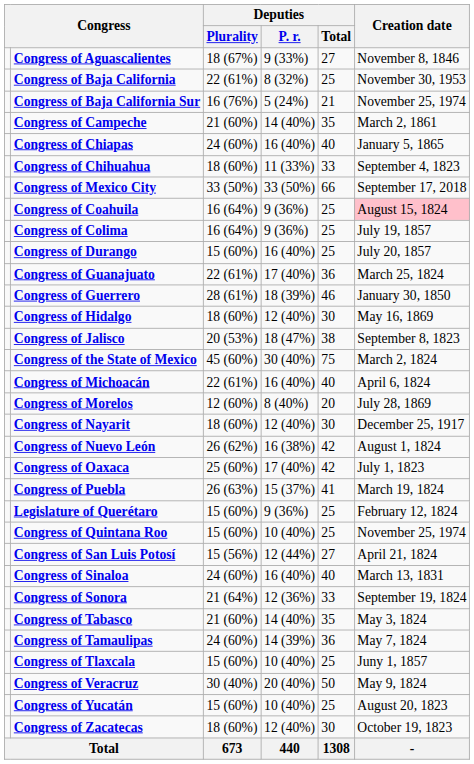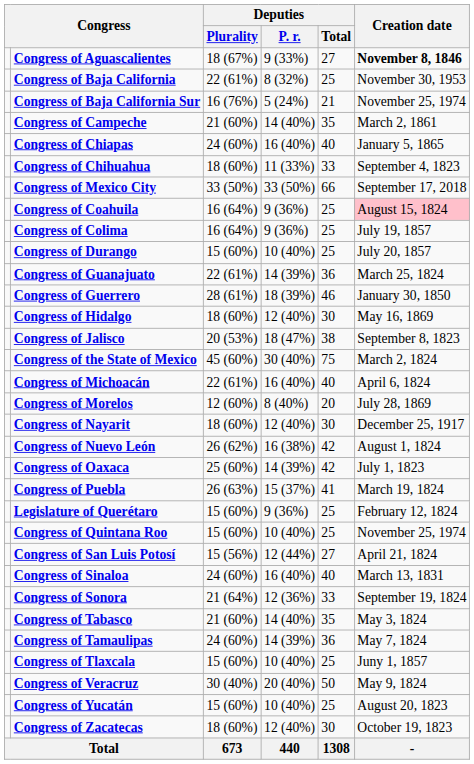(408, 58) normal -> (410, 58) bold
(290, 252) 16 (40%) -> (290, 252) 10 (40%)
(290, 274) 17 (40%) -> (290, 274) 14 (39%)
(290, 468) 17 (40%) -> (290, 468) 14 (39%)
